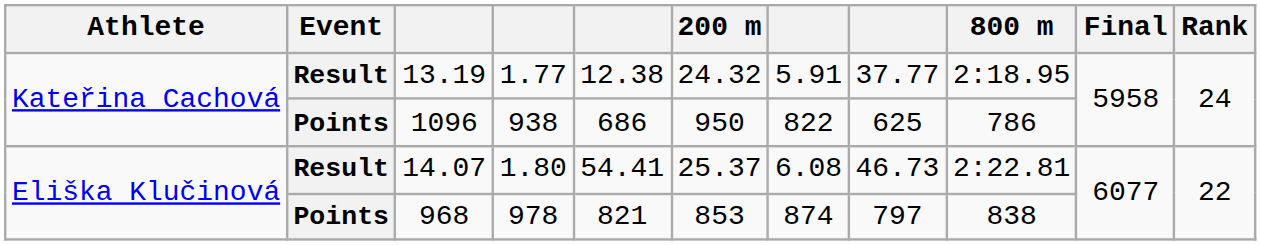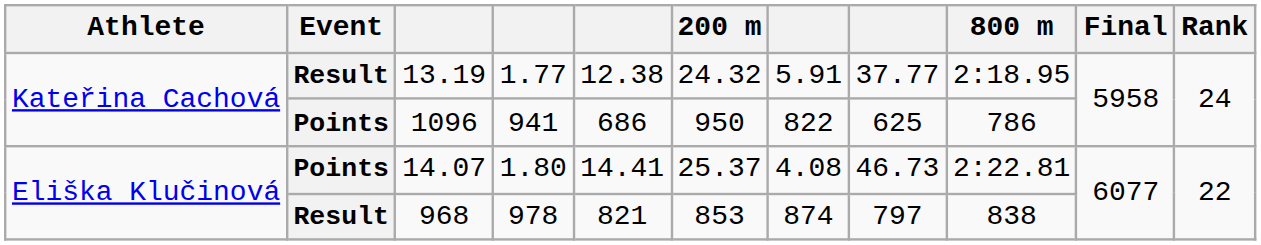(533, 122) 938 -> (533, 122) 941
(341, 169) Result -> (341, 169) Points
(622, 169) 54.41 -> (622, 169) 14.41
(808, 169) 6.08 -> (808, 169) 4.08
(341, 216) Points -> (341, 216) Result
